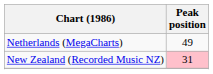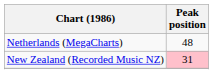(187, 42) 49 -> (187, 42) 48
